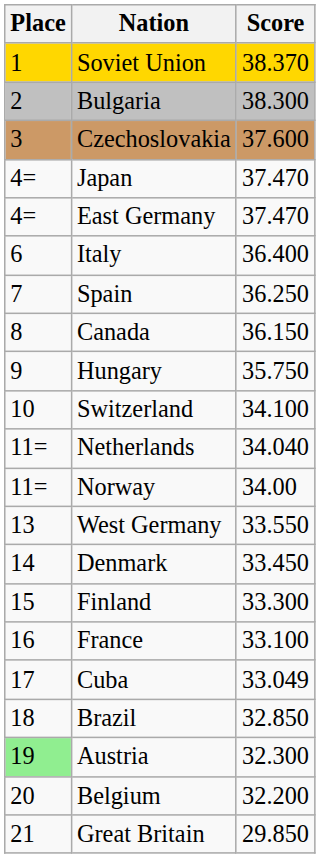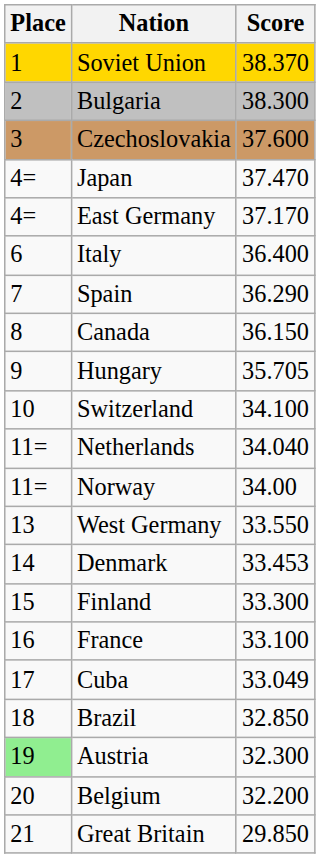(276, 216) 37.470 -> (276, 216) 37.170
(276, 293) 36.250 -> (276, 293) 36.290
(276, 370) 35.750 -> (276, 370) 35.705
(276, 563) 33.450 -> (276, 563) 33.453
